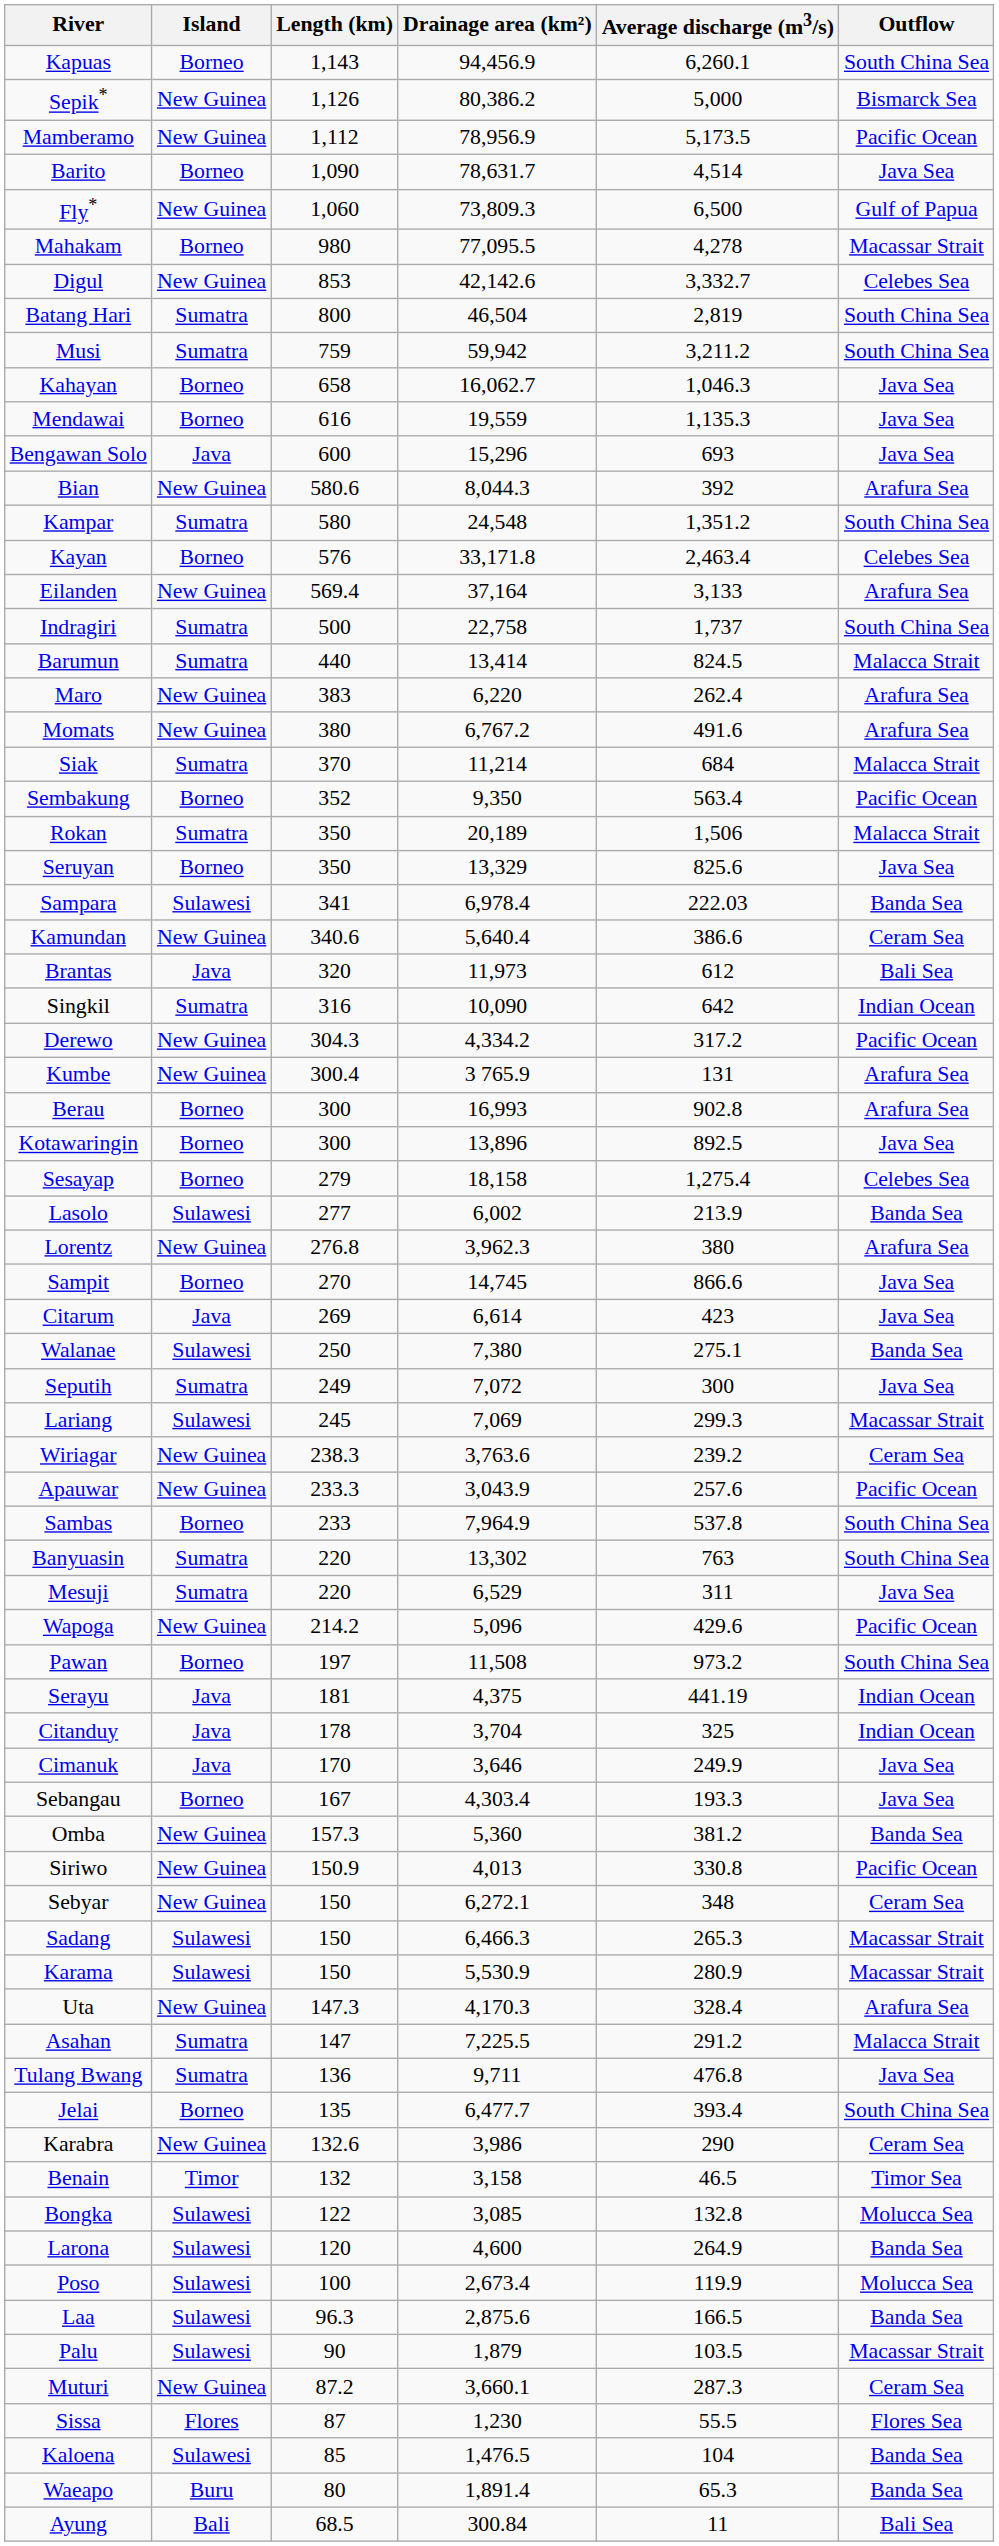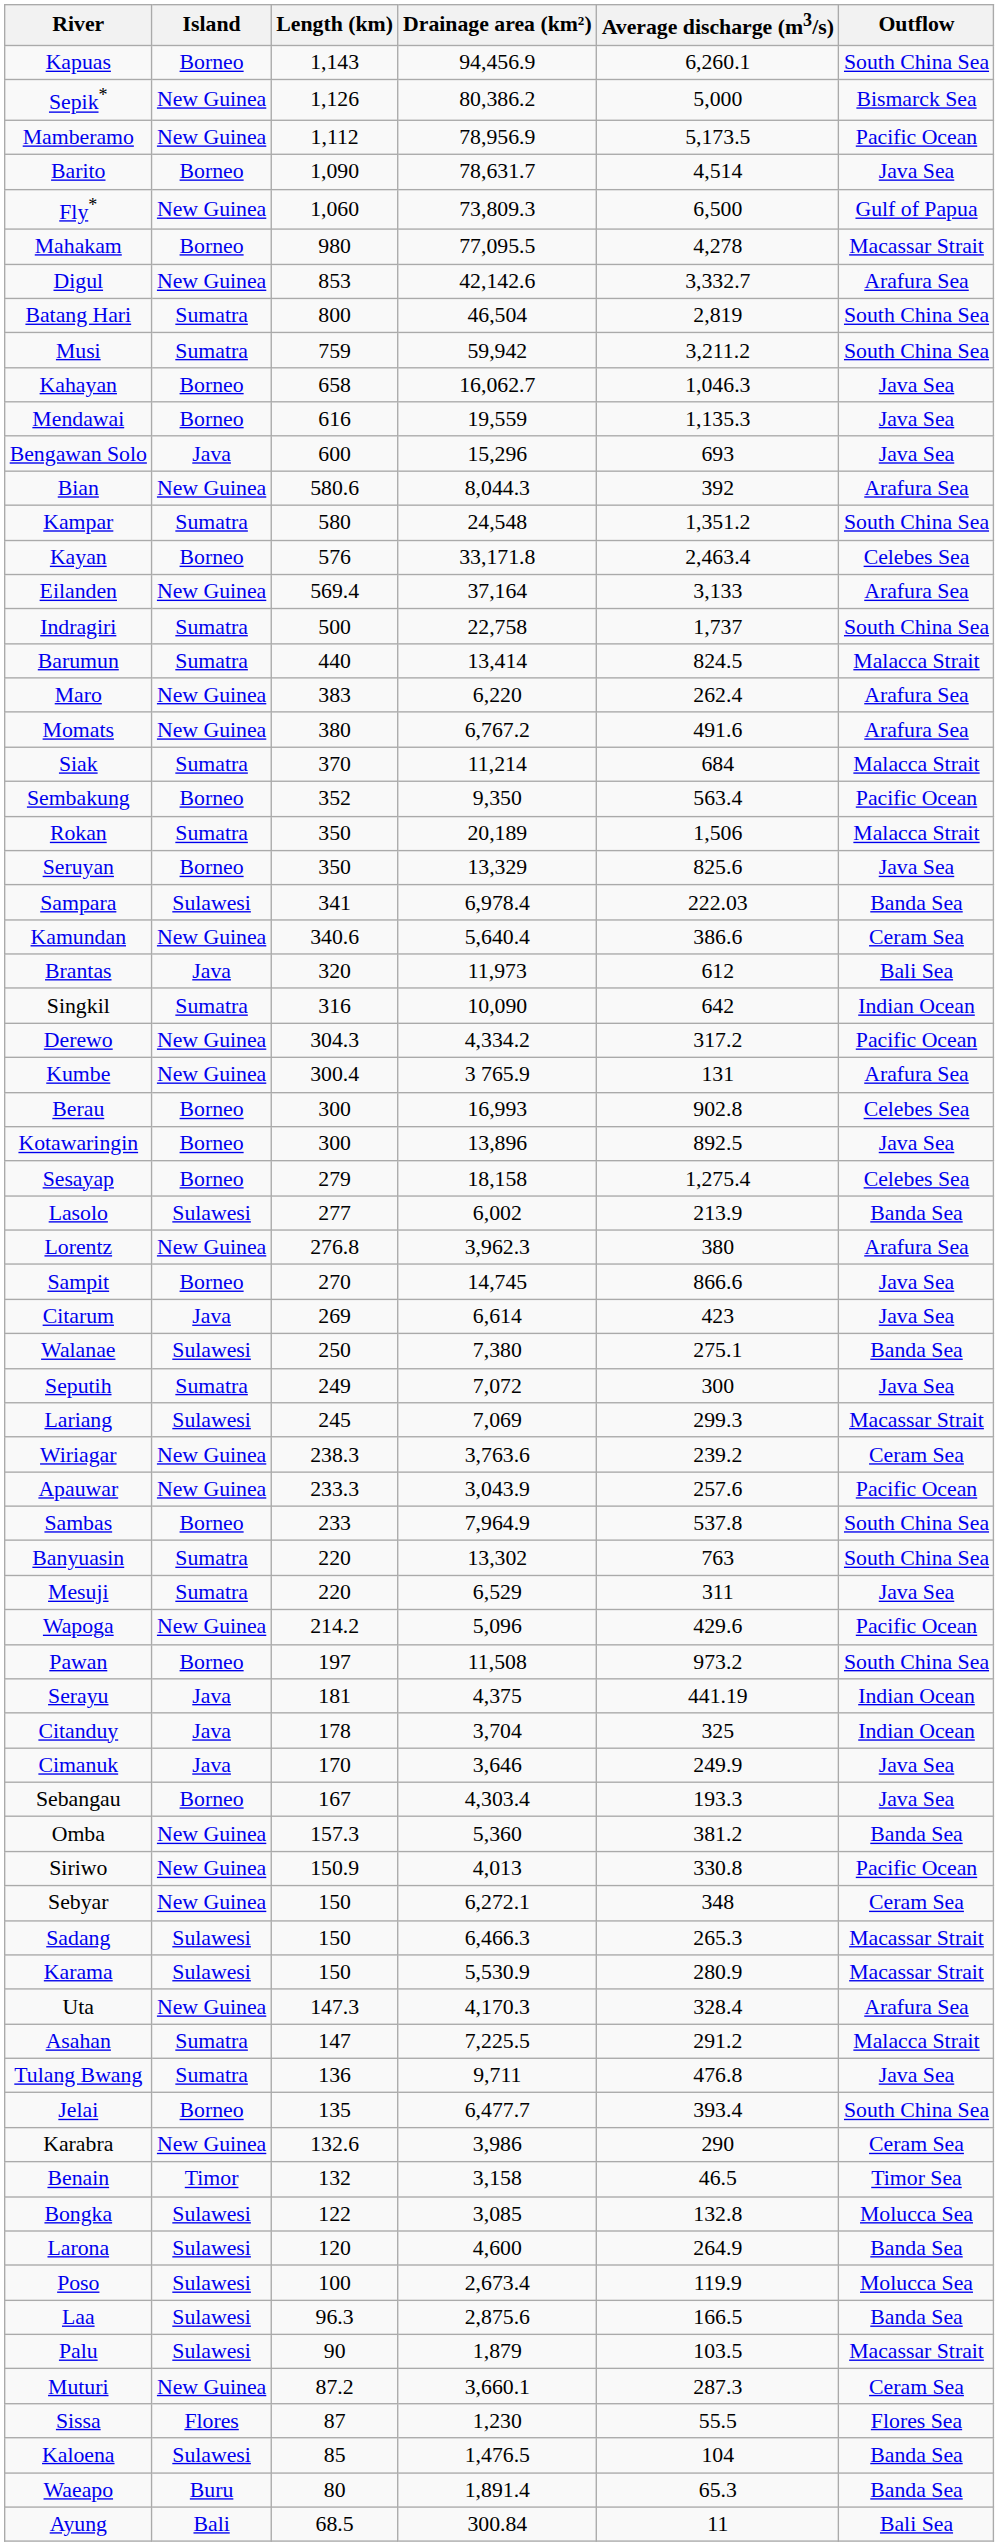(916, 280) Celebes Sea -> (916, 280) Arafura Sea
(916, 1109) Arafura Sea -> (916, 1109) Celebes Sea
